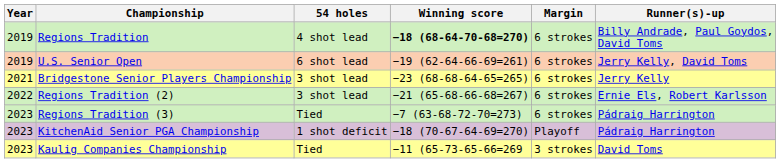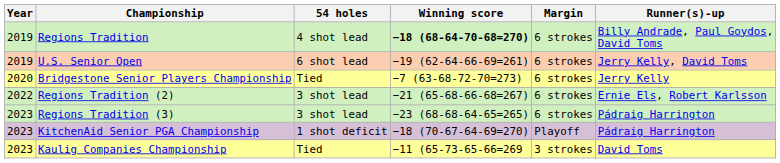(20, 78) 2021 -> (20, 78) 2020
(332, 78) 3 shot lead -> (310, 78) Tied
(461, 78) −23 (68-68-64-65=265) -> (458, 78) −7 (63-68-72-70=273)
(310, 114) Tied -> (332, 114) 3 shot lead
(458, 114) −7 (63-68-72-70=273) -> (461, 114) −23 (68-68-64-65=265)
